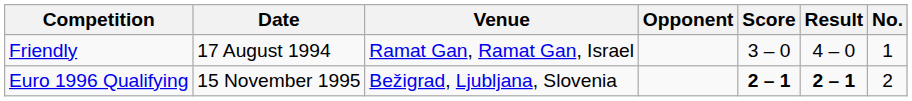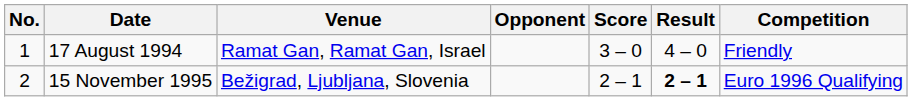columns swapped: (888, 19) <-> (99, 19)
(769, 80) bold -> (621, 80) normal
